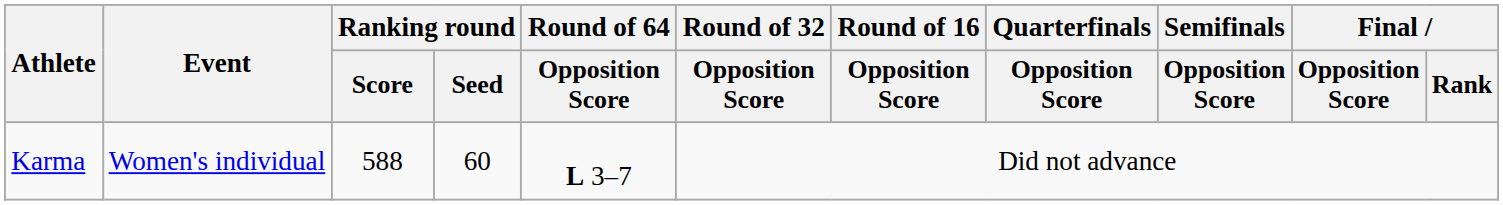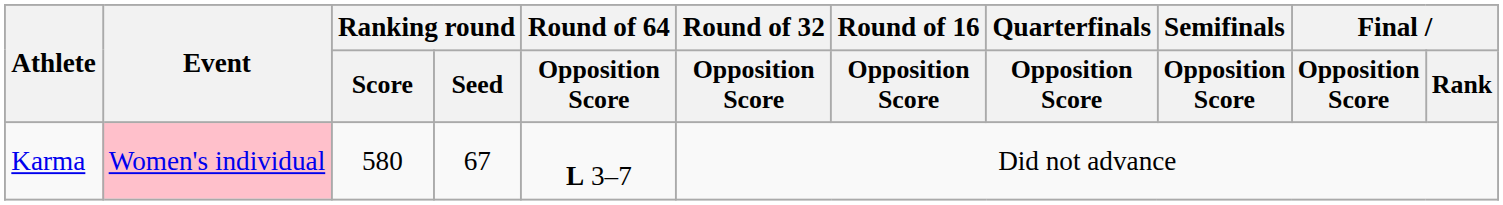(217, 160) no background -> (217, 160) pink background
(382, 160) 588 -> (382, 160) 580
(477, 160) 60 -> (477, 160) 67
